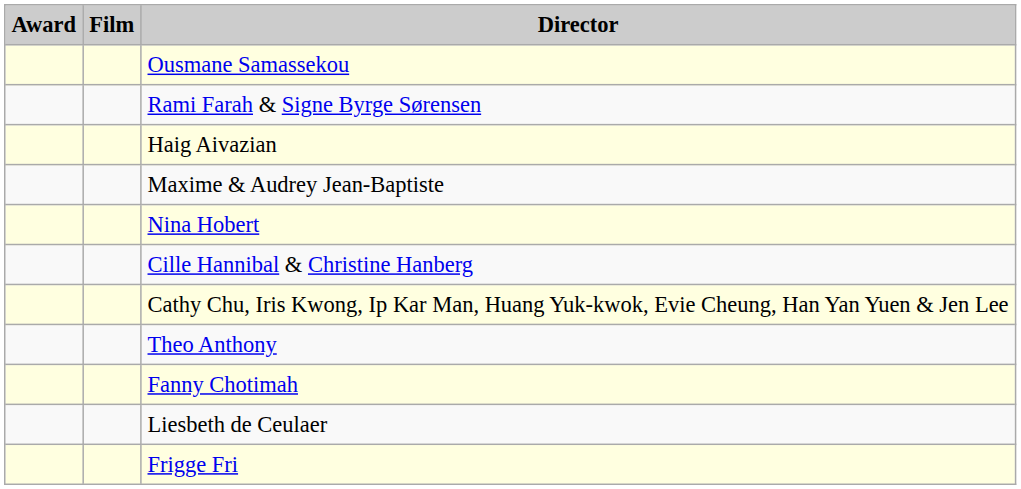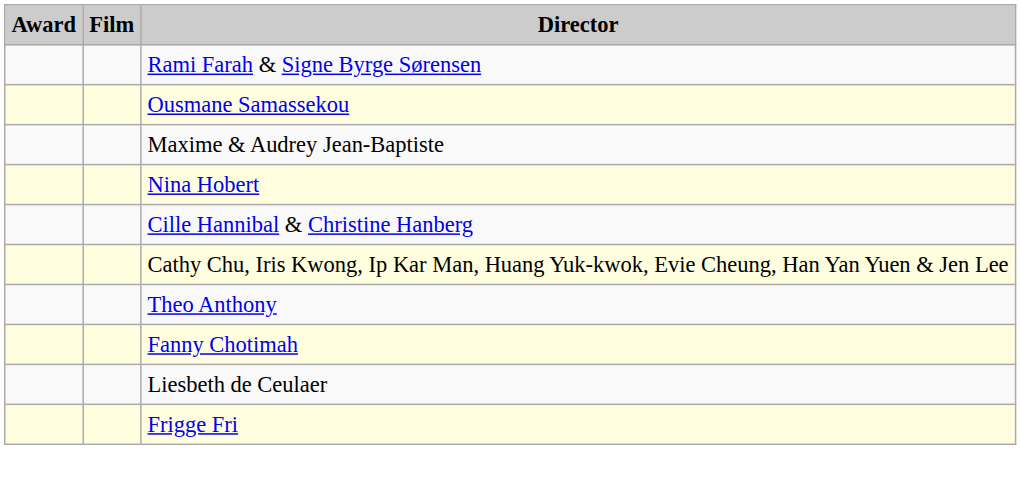rows swapped: (248, 64) <-> (314, 104)
- row: (212, 144)
